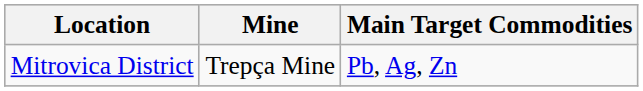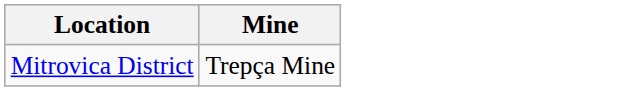- column: (490, 24)
